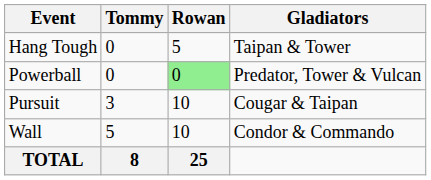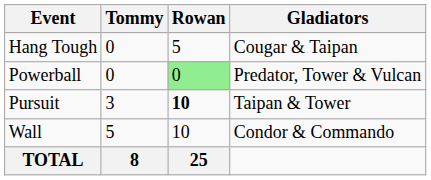(292, 47) Taipan & Tower -> (296, 47) Cougar & Taipan
(181, 103) normal -> (181, 103) bold
(296, 103) Cougar & Taipan -> (292, 103) Taipan & Tower
